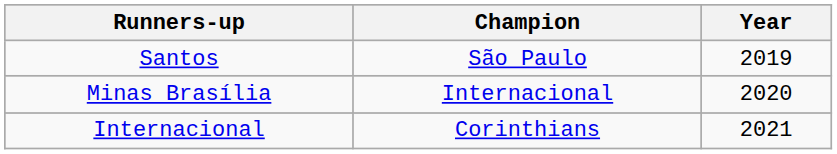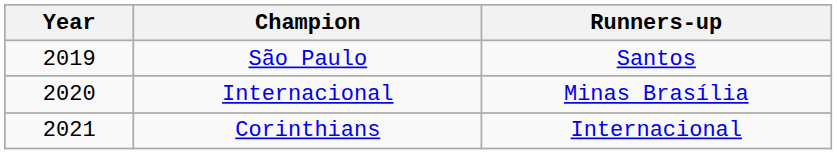columns swapped: (766, 23) <-> (179, 23)
